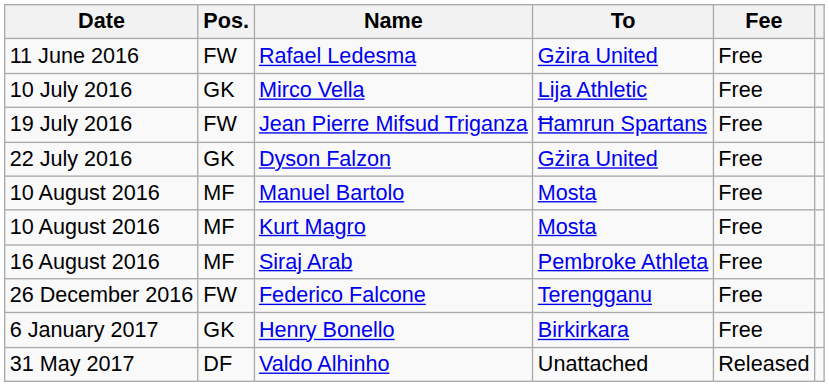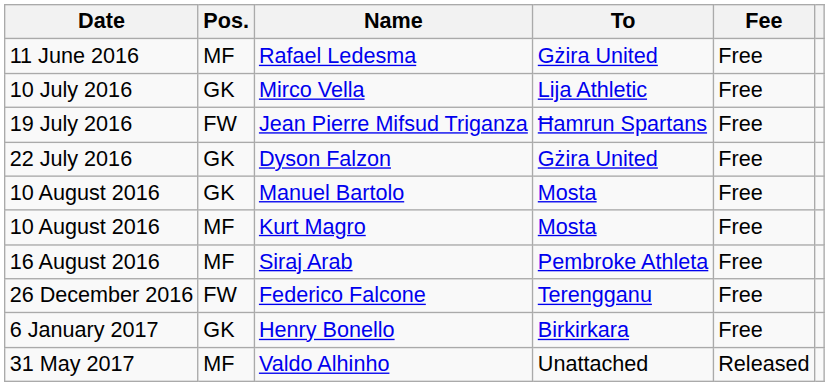(220, 55) FW -> (219, 55) MF
(219, 192) MF -> (219, 192) GK
(218, 364) DF -> (219, 364) MF
